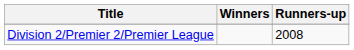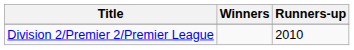(289, 34) 2008 -> (289, 34) 2010
